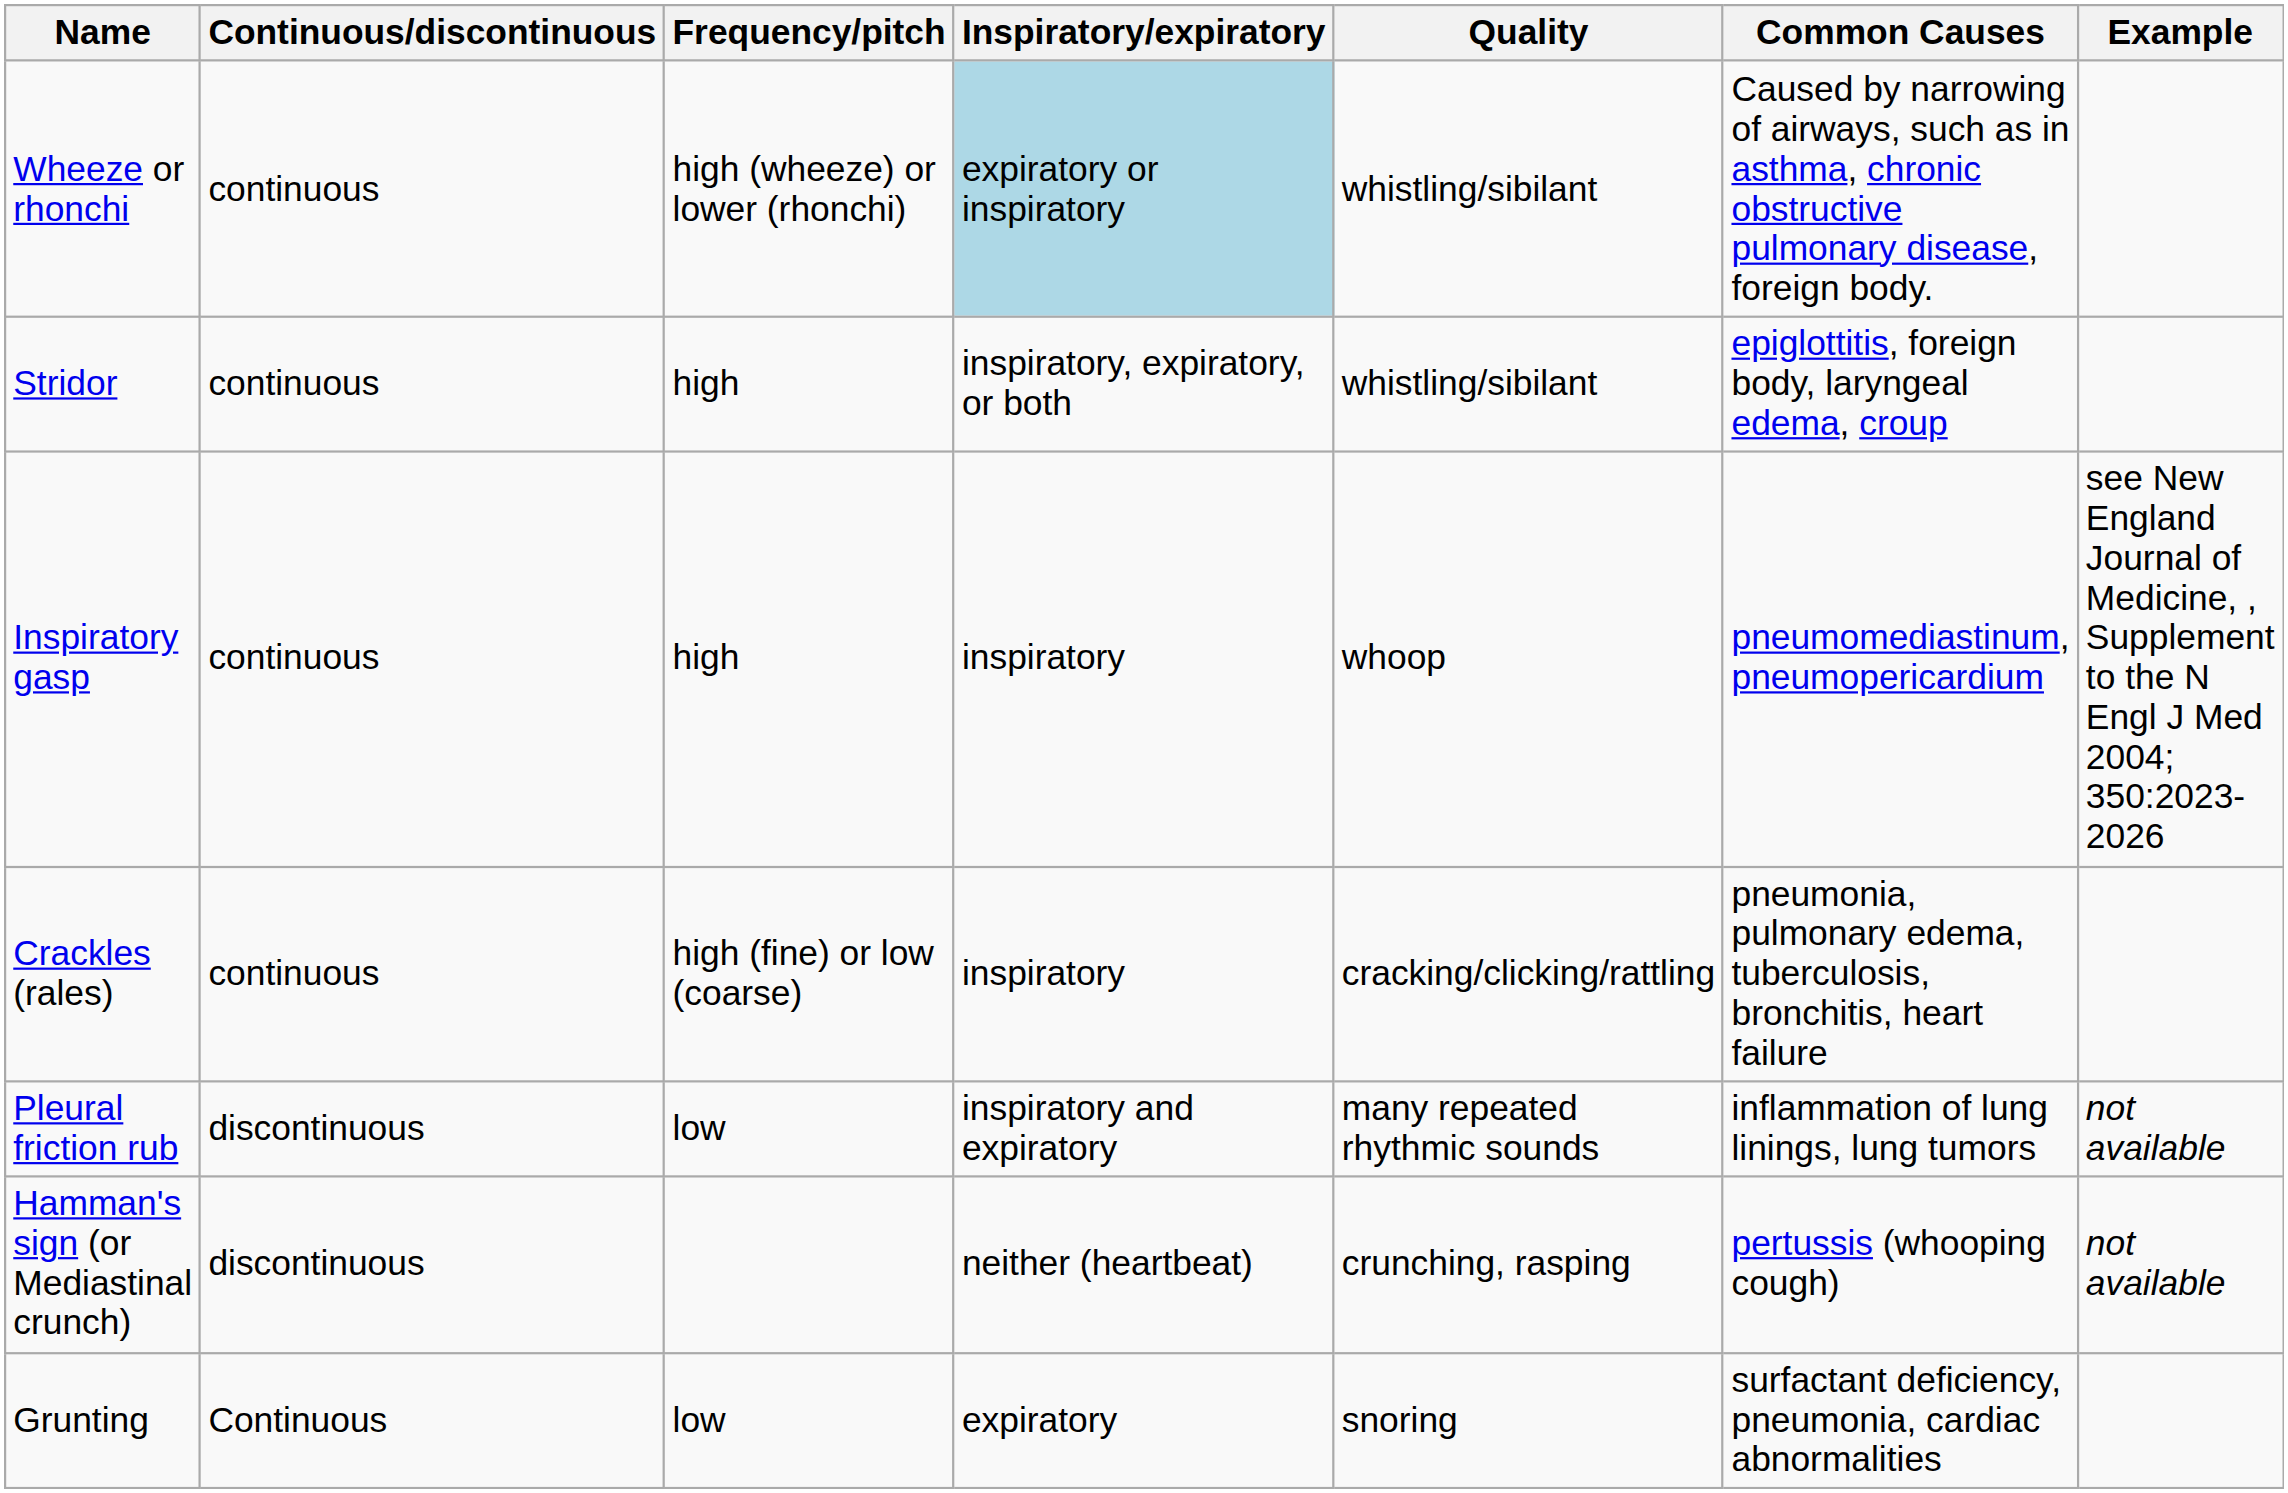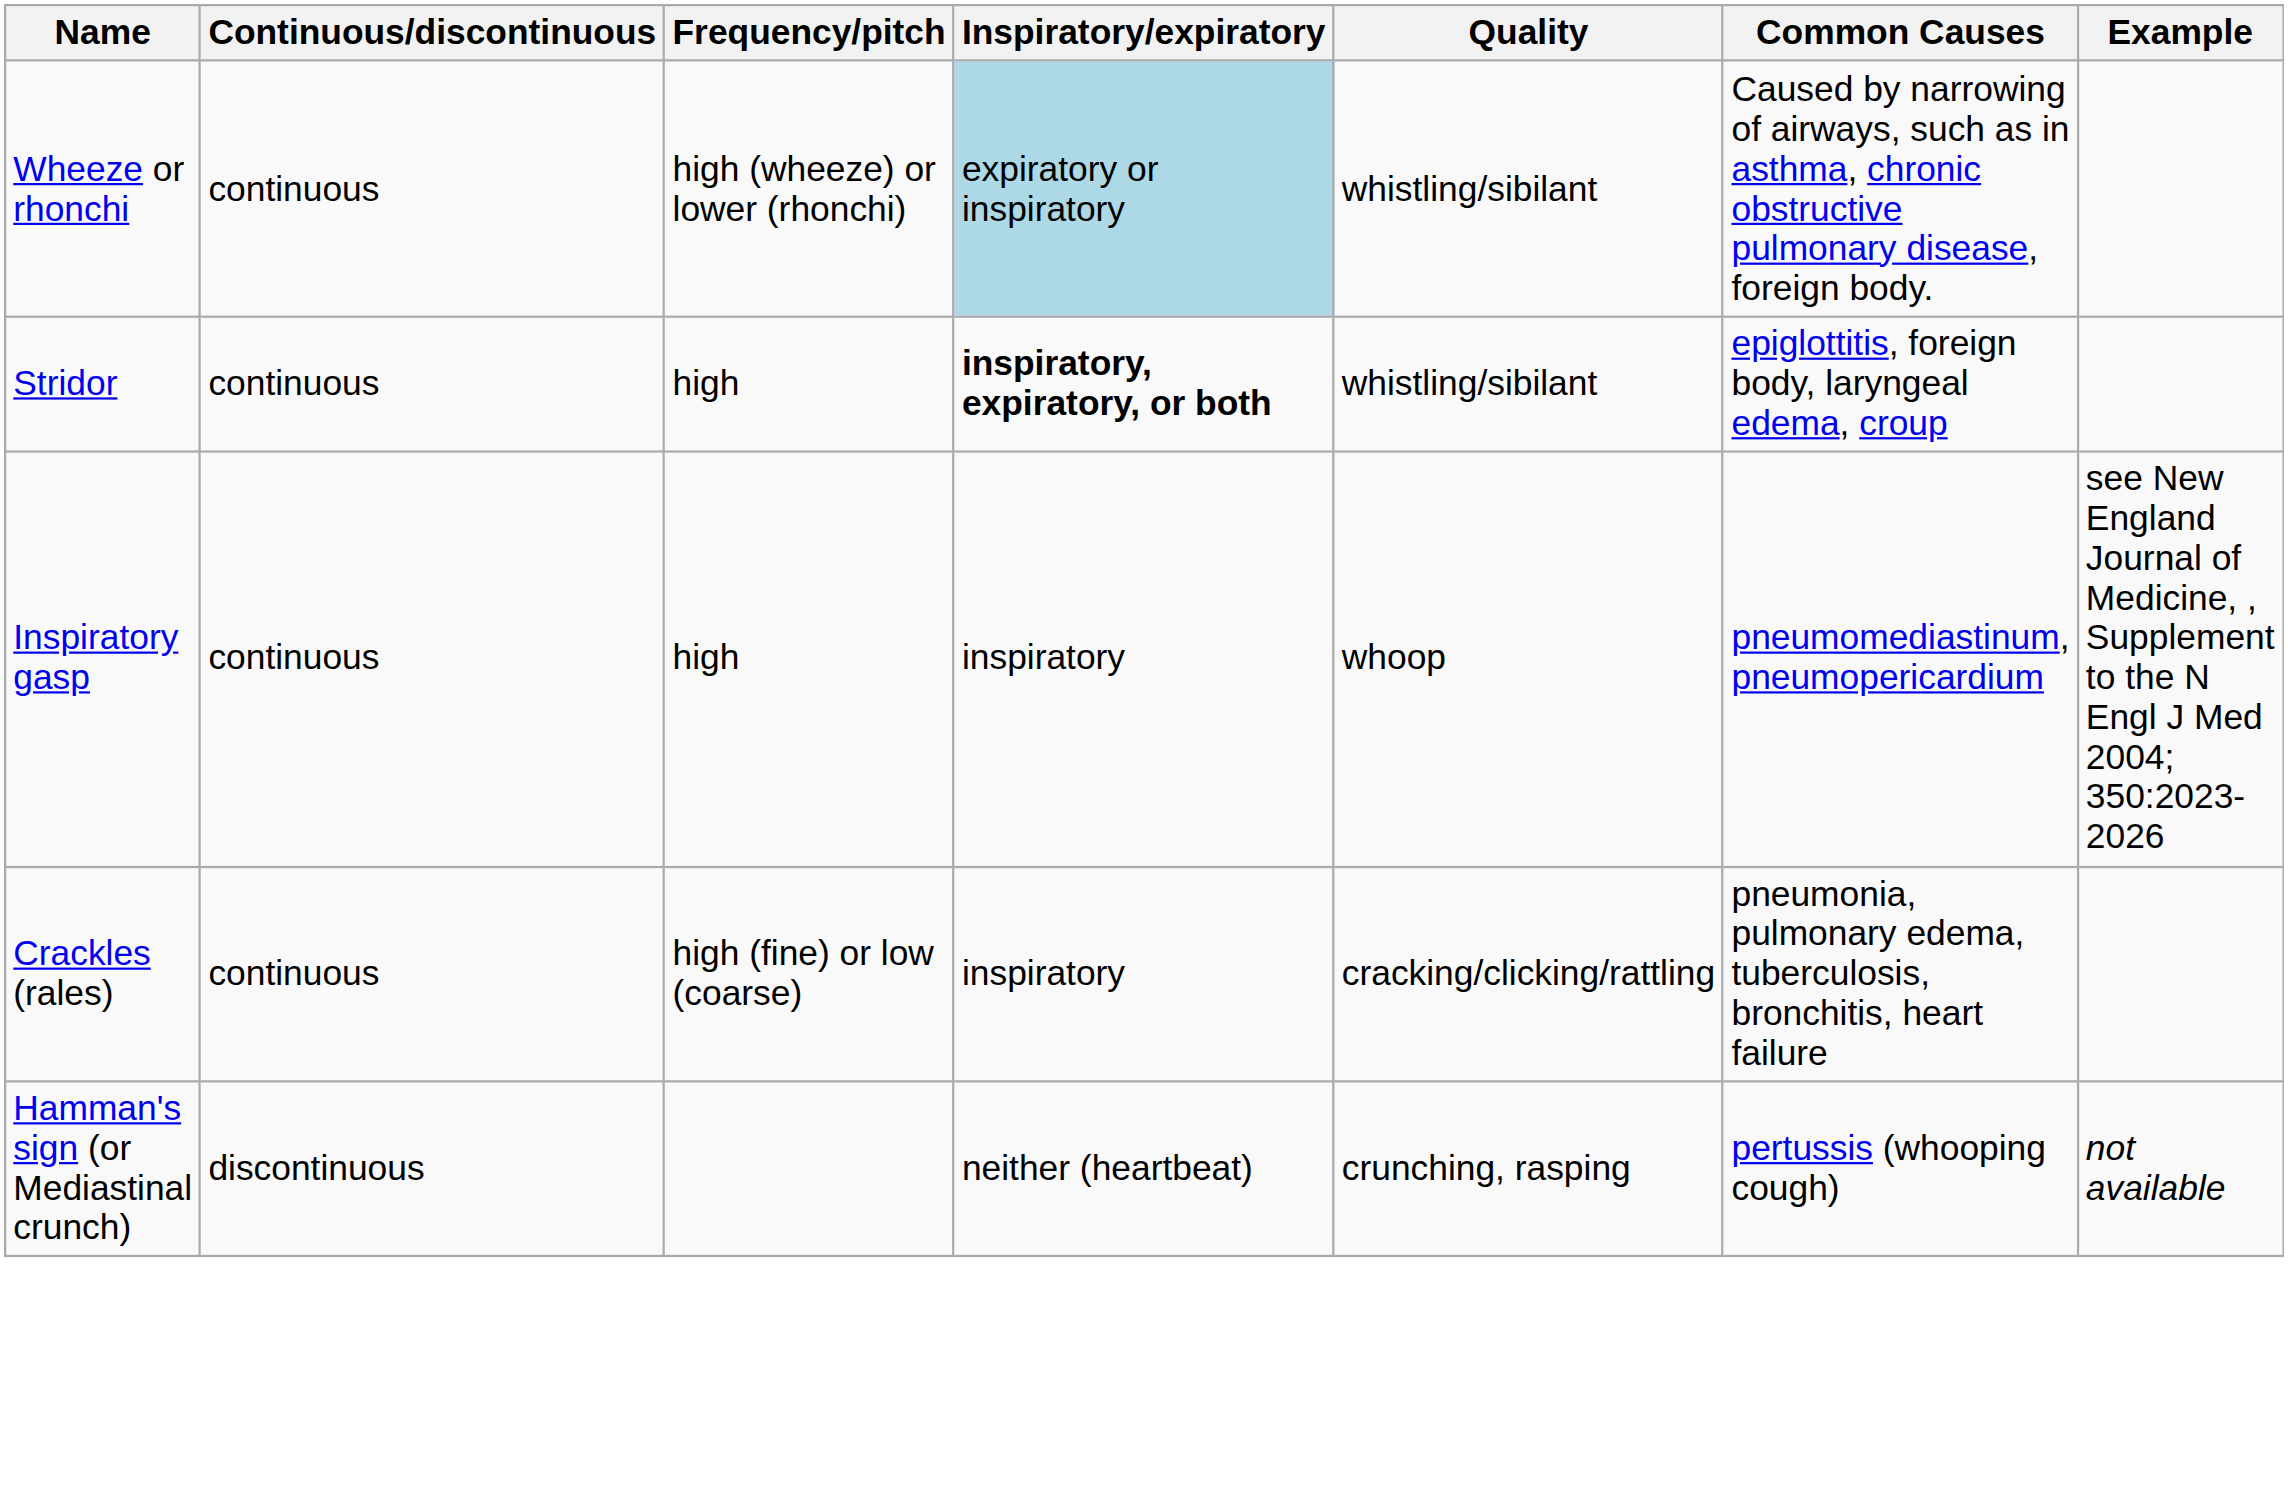(1133, 383) normal -> (1117, 383) bold
- row: (96, 1128)
- row: (81, 1419)
